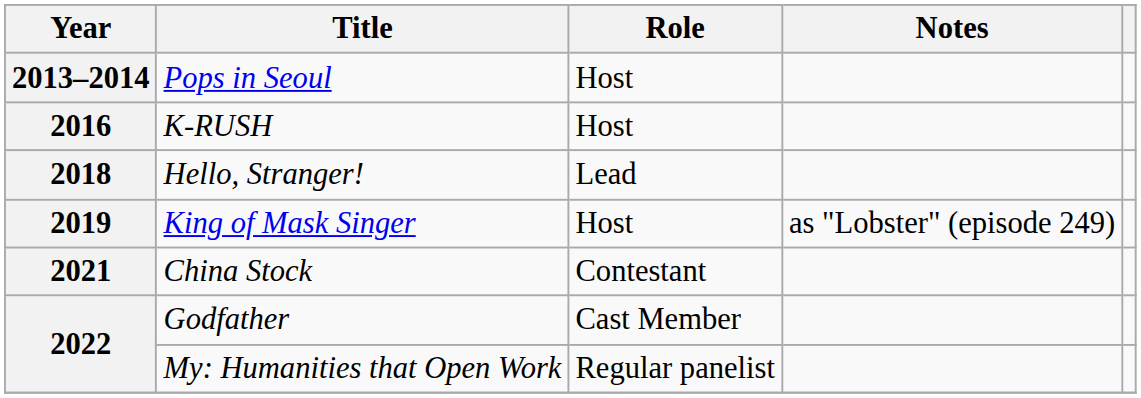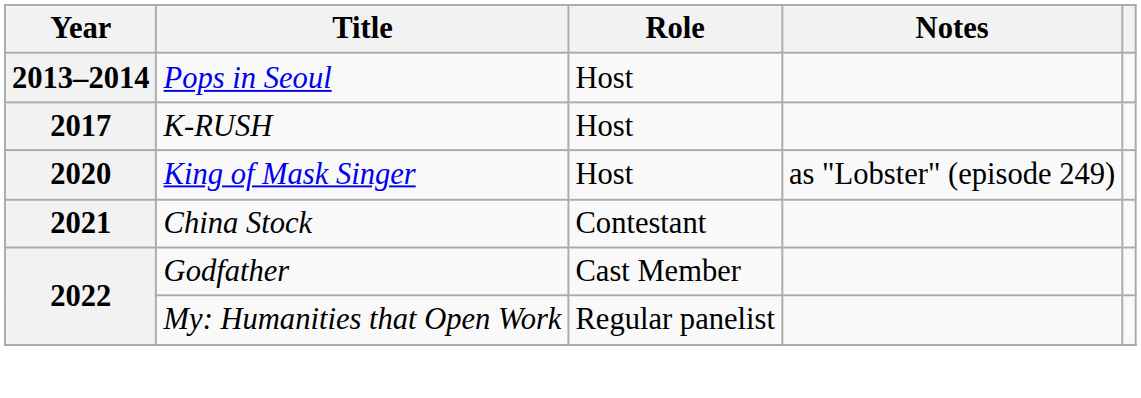(81, 125) 2016 -> (81, 125) 2017
- row: (264, 174)
(81, 222) 2019 -> (81, 174) 2020
